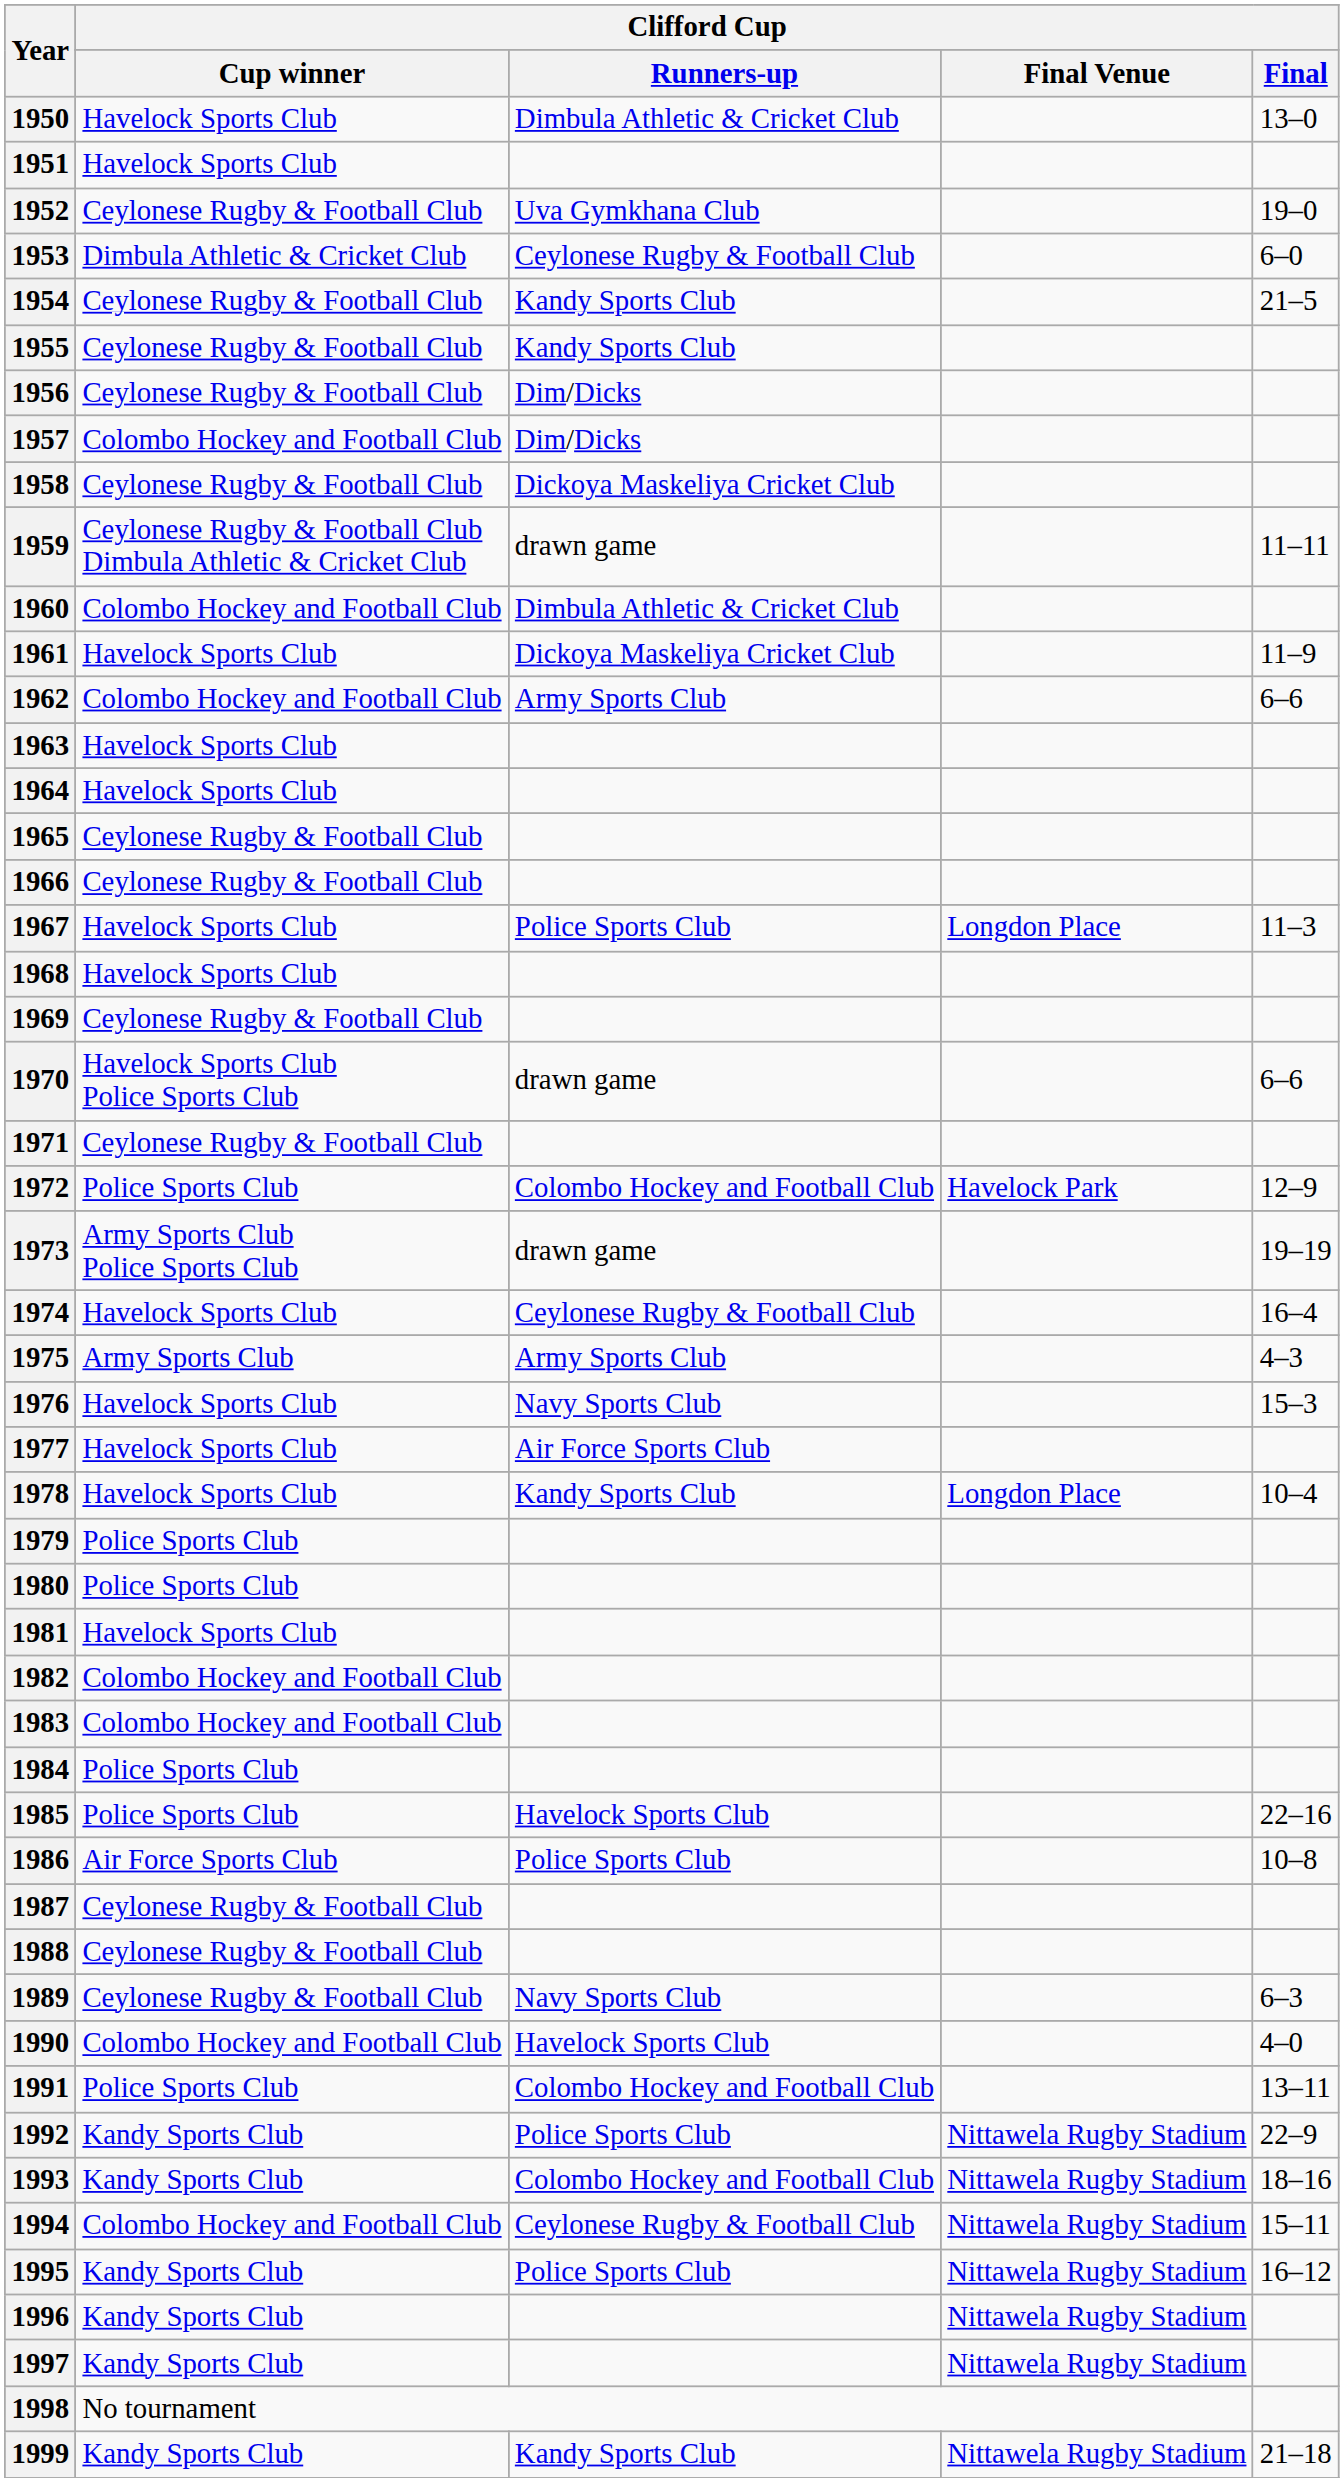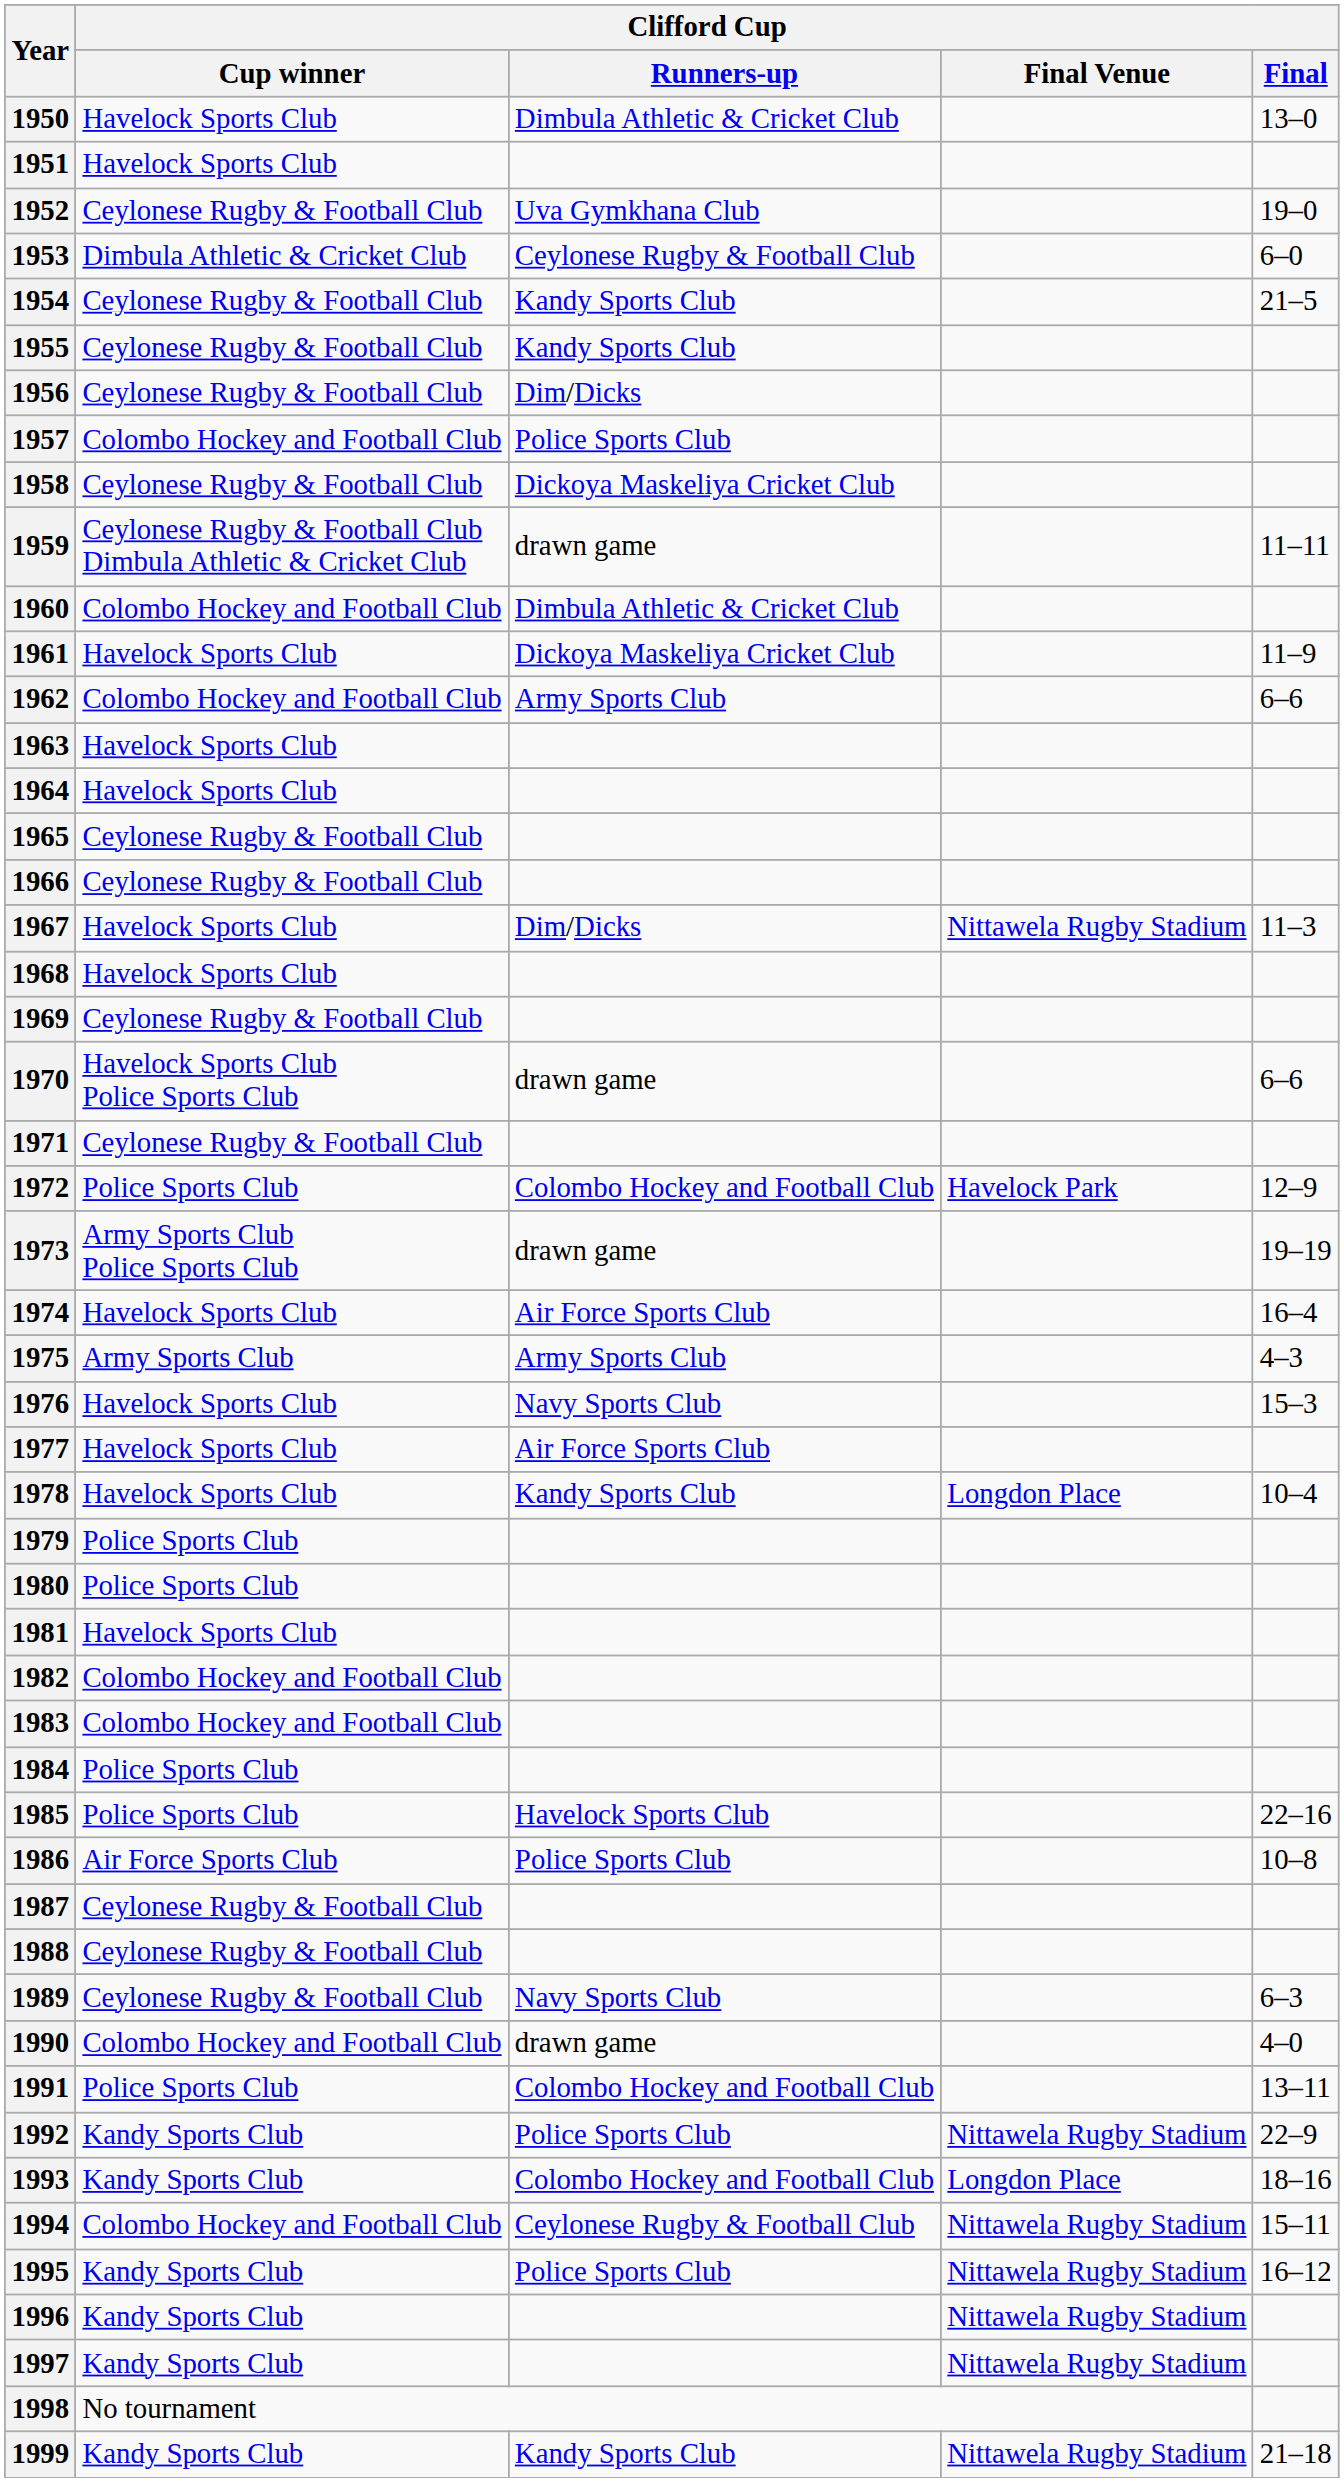(578, 438) Dim/Dicks -> (623, 438) Police Sports Club
(623, 927) Police Sports Club -> (578, 927) Dim/Dicks
(1034, 927) Longdon Place -> (1097, 927) Nittawela Rugby Stadium
(715, 1312) Ceylonese Rugby & Football Club -> (642, 1312) Air Force Sports Club
(642, 2042) Havelock Sports Club -> (586, 2042) drawn game
(1097, 2179) Nittawela Rugby Stadium -> (1034, 2179) Longdon Place
